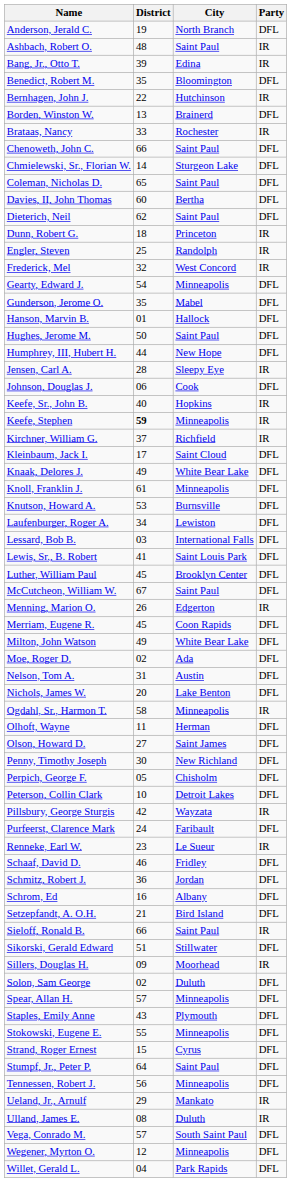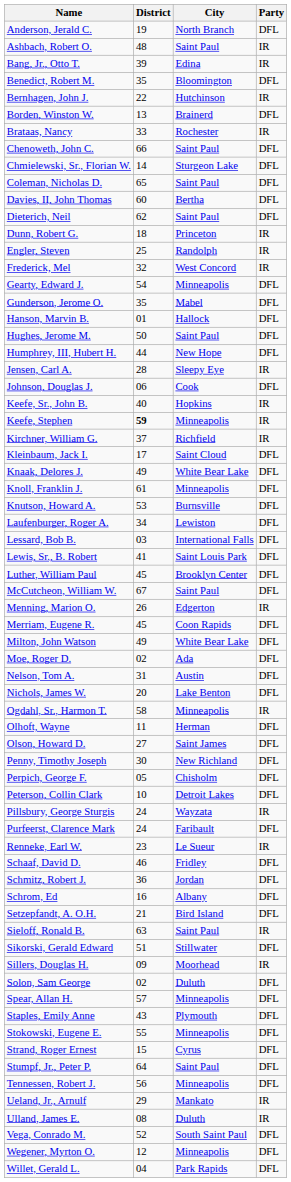(141, 812) 42 -> (141, 812) 24
(141, 931) 66 -> (141, 931) 63
(141, 1135) 57 -> (141, 1135) 52
